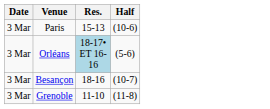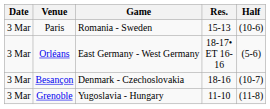+ column: (139, 12)
(93, 54) lightblue background -> (219, 54) no background
